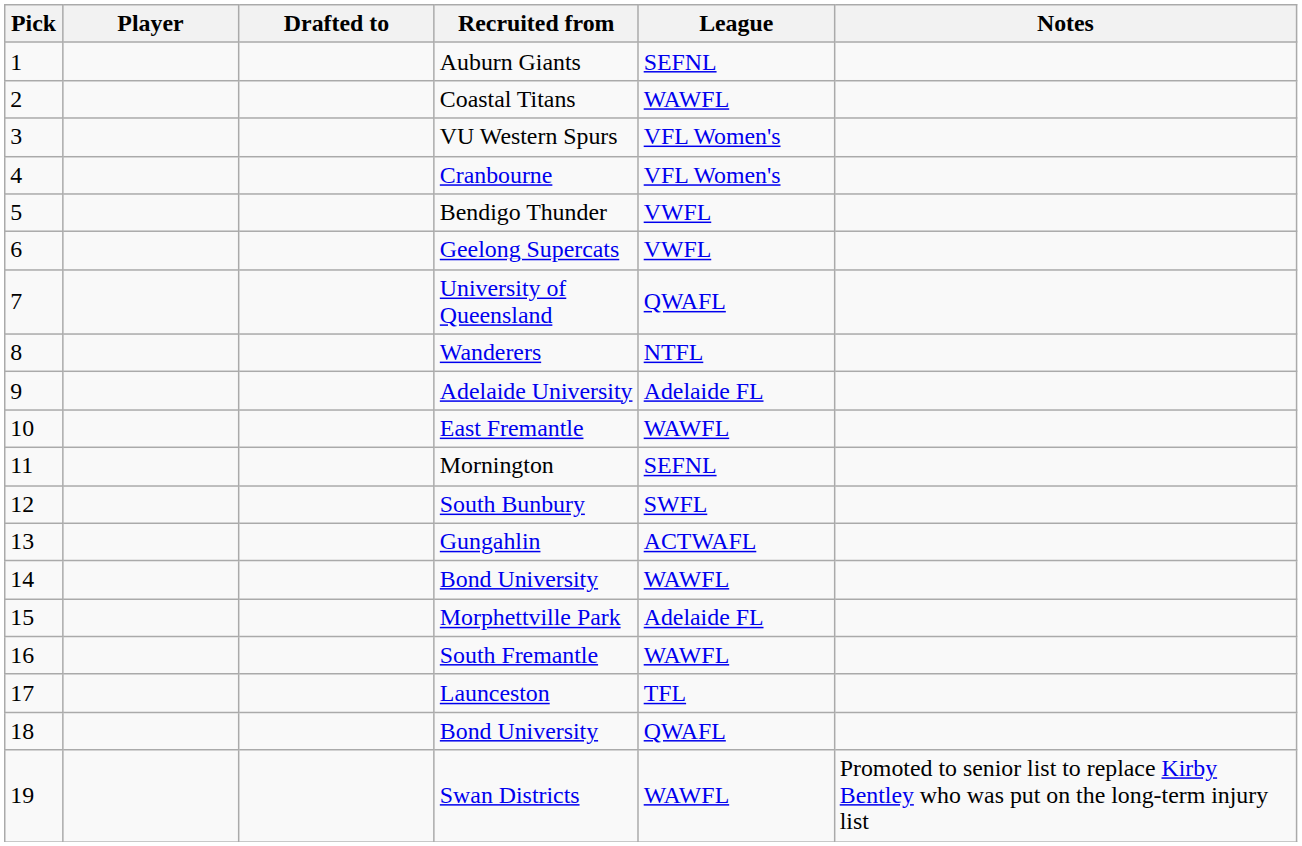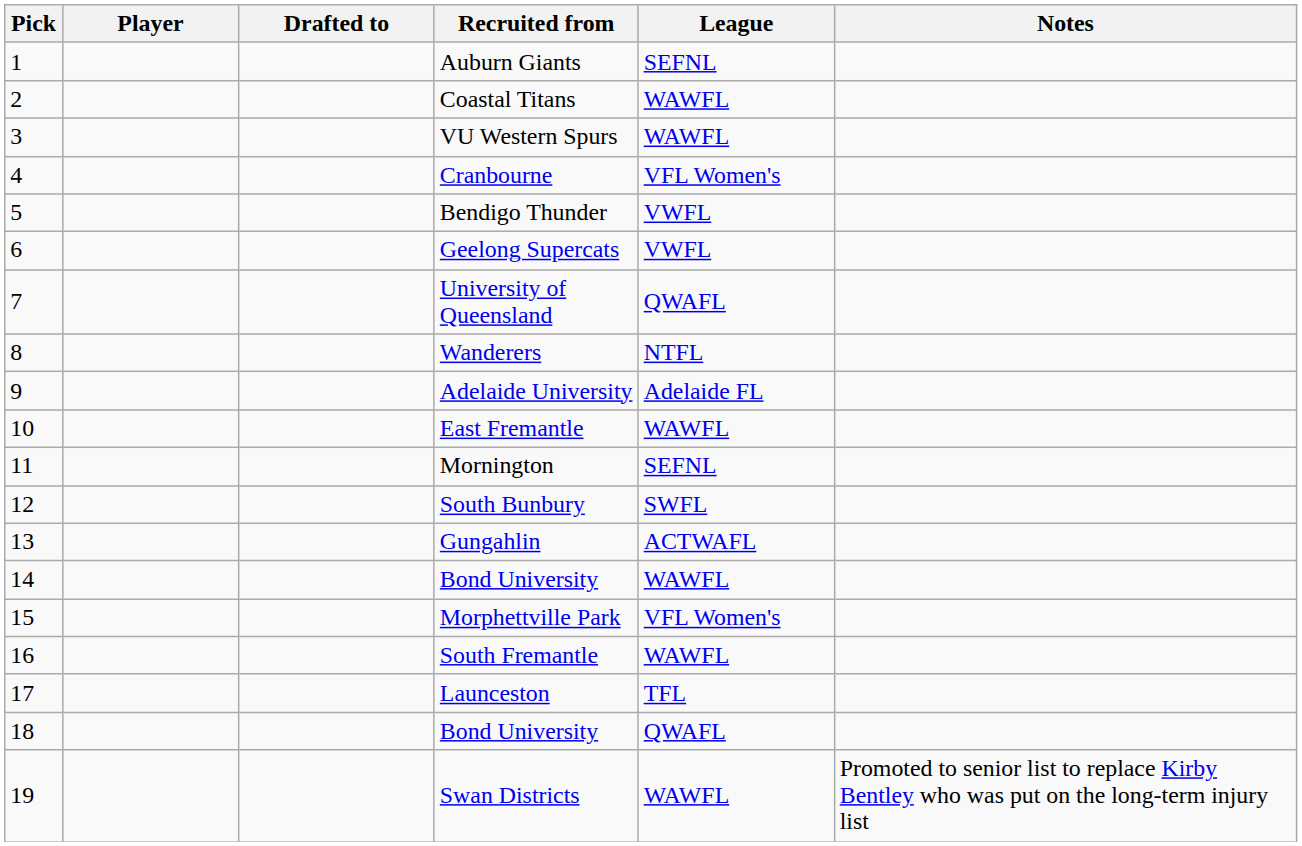(712, 136) VFL Women's -> (686, 136) WAWFL
(704, 617) Adelaide FL -> (712, 617) VFL Women's
